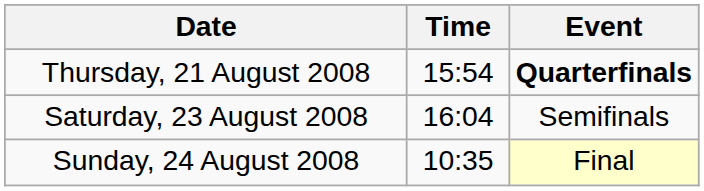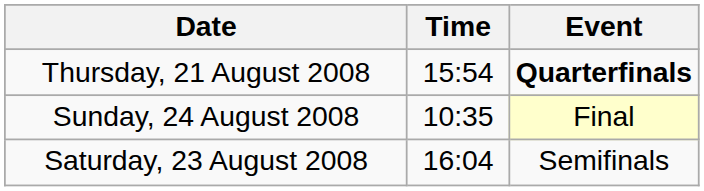rows swapped: (206, 116) <-> (206, 161)
